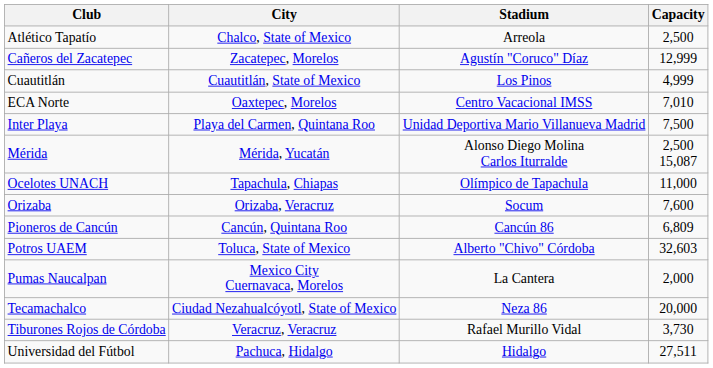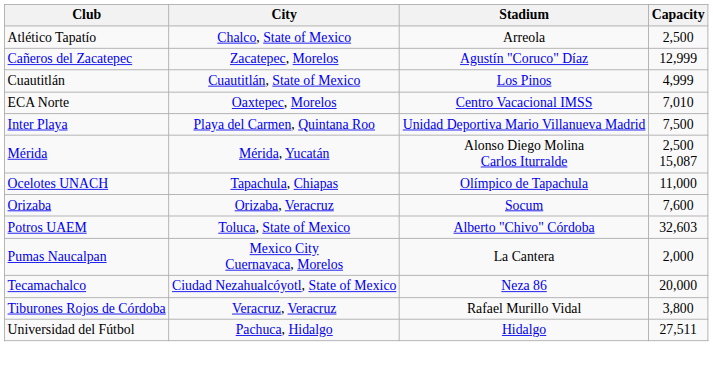- row: (63, 227)
(678, 330) 3,730 -> (678, 308) 3,800
